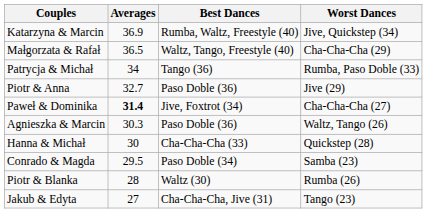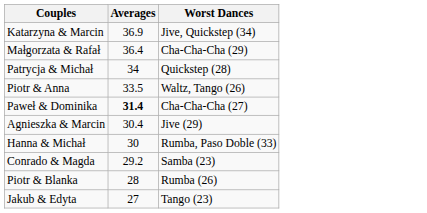- column: (230, 13)
(133, 50) 36.5 -> (133, 50) 36.4
(361, 69) Rumba, Paso Doble (33) -> (196, 69) Quickstep (28)
(133, 87) 32.7 -> (133, 87) 33.5
(324, 87) Jive (29) -> (203, 87) Waltz, Tango (26)
(133, 124) 30.3 -> (133, 124) 30.4
(346, 124) Waltz, Tango (26) -> (182, 124) Jive (29)
(339, 143) Quickstep (28) -> (219, 143) Rumba, Paso Doble (33)
(133, 161) 29.5 -> (133, 161) 29.2
